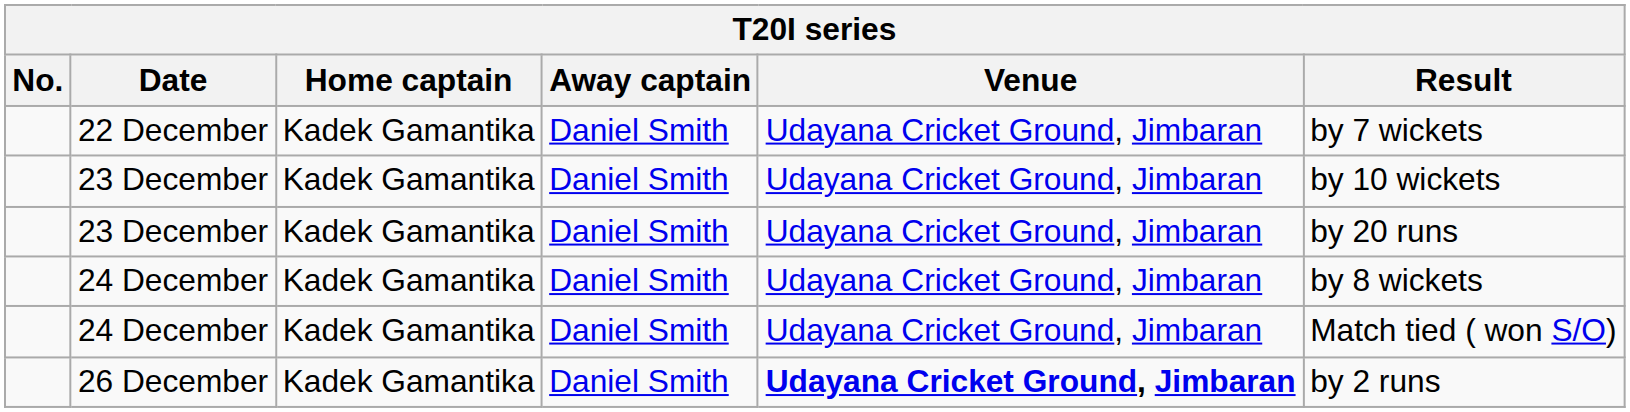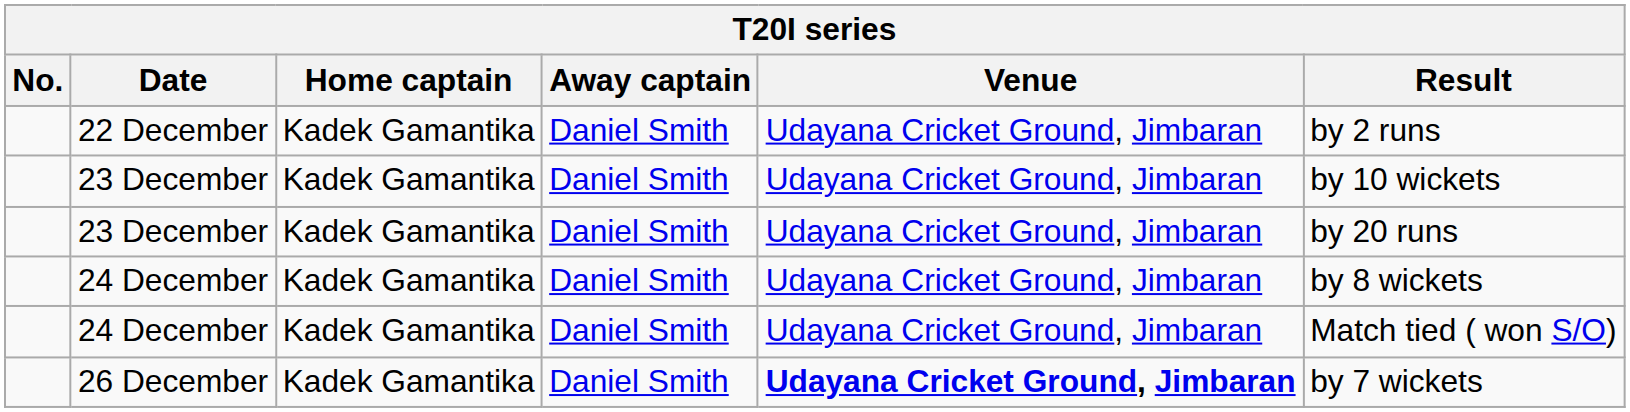(1396, 130) by 7 wickets -> (1375, 130) by 2 runs
(1375, 381) by 2 runs -> (1396, 381) by 7 wickets
